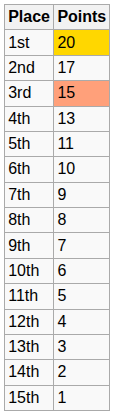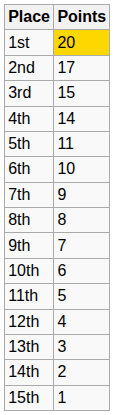(66, 93) lightsalmon background -> (66, 93) no background
(66, 118) 13 -> (66, 118) 14
